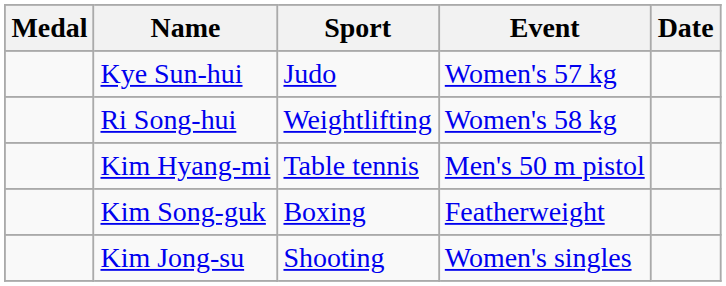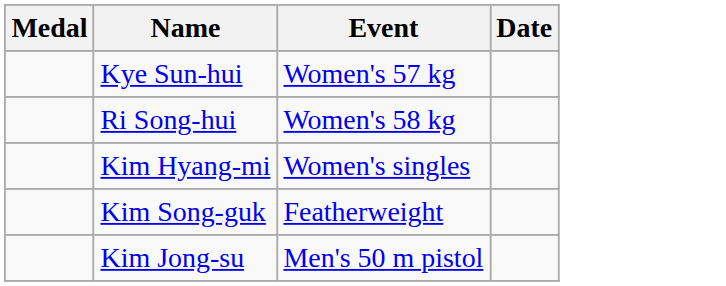- column: (358, 27)
(545, 166) Men's 50 m pistol -> (377, 166) Women's singles
(538, 258) Women's singles -> (383, 258) Men's 50 m pistol
